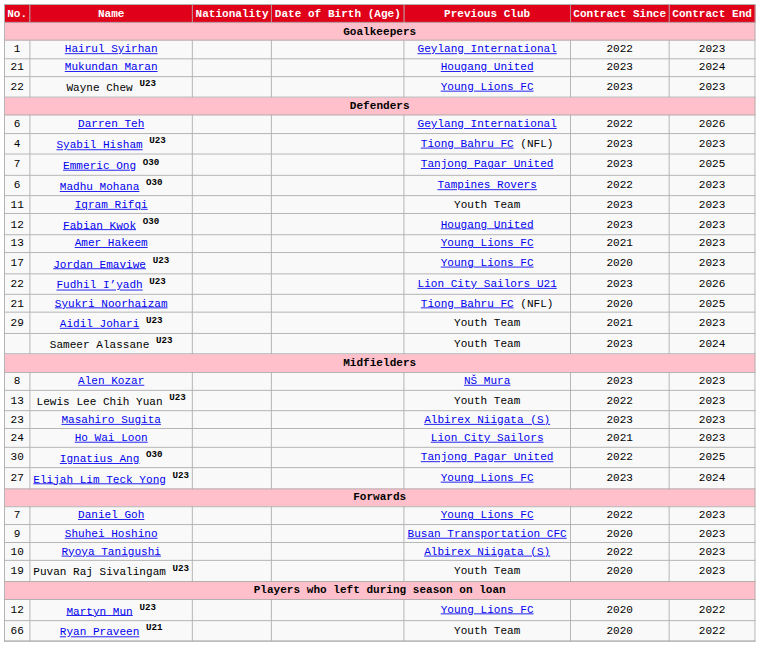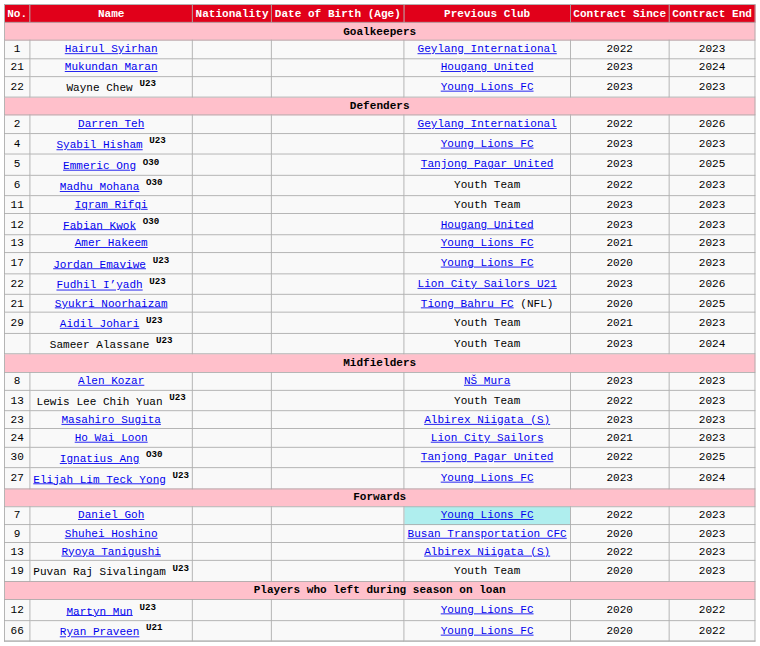(17, 124) 6 -> (17, 124) 2
(487, 144) Tiong Bahru FC (NFL) -> (487, 144) Young Lions FC
(17, 165) 7 -> (17, 165) 5
(487, 185) Tampines Rovers -> (487, 185) Youth Team
(487, 516) no background -> (487, 516) paleturquoise background
(17, 552) 10 -> (17, 552) 13
(487, 631) Youth Team -> (487, 631) Young Lions FC
